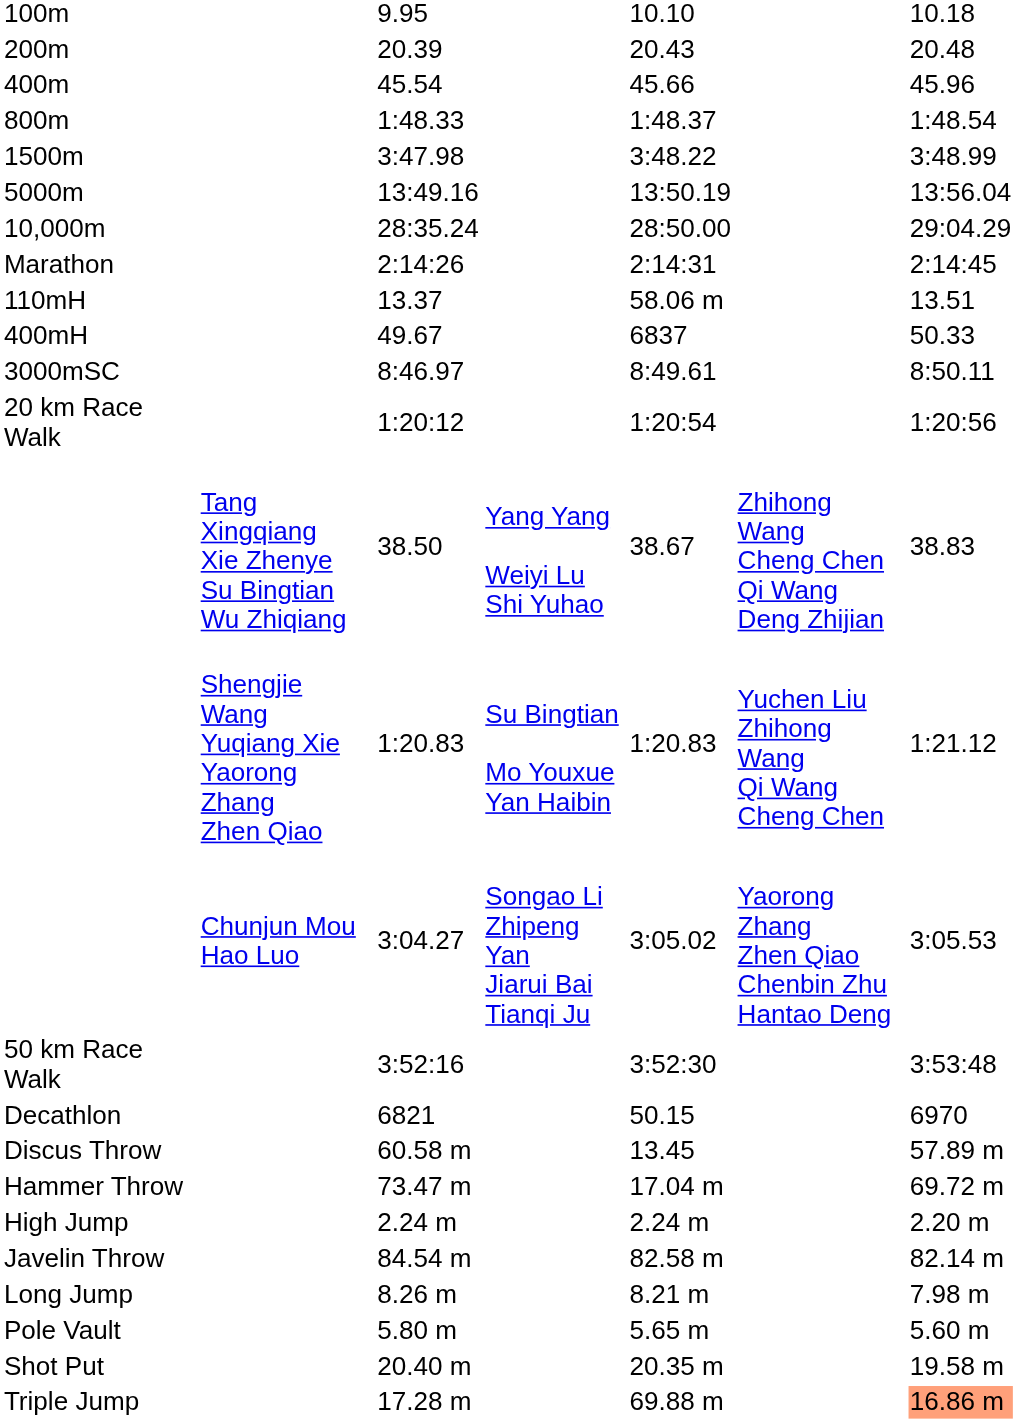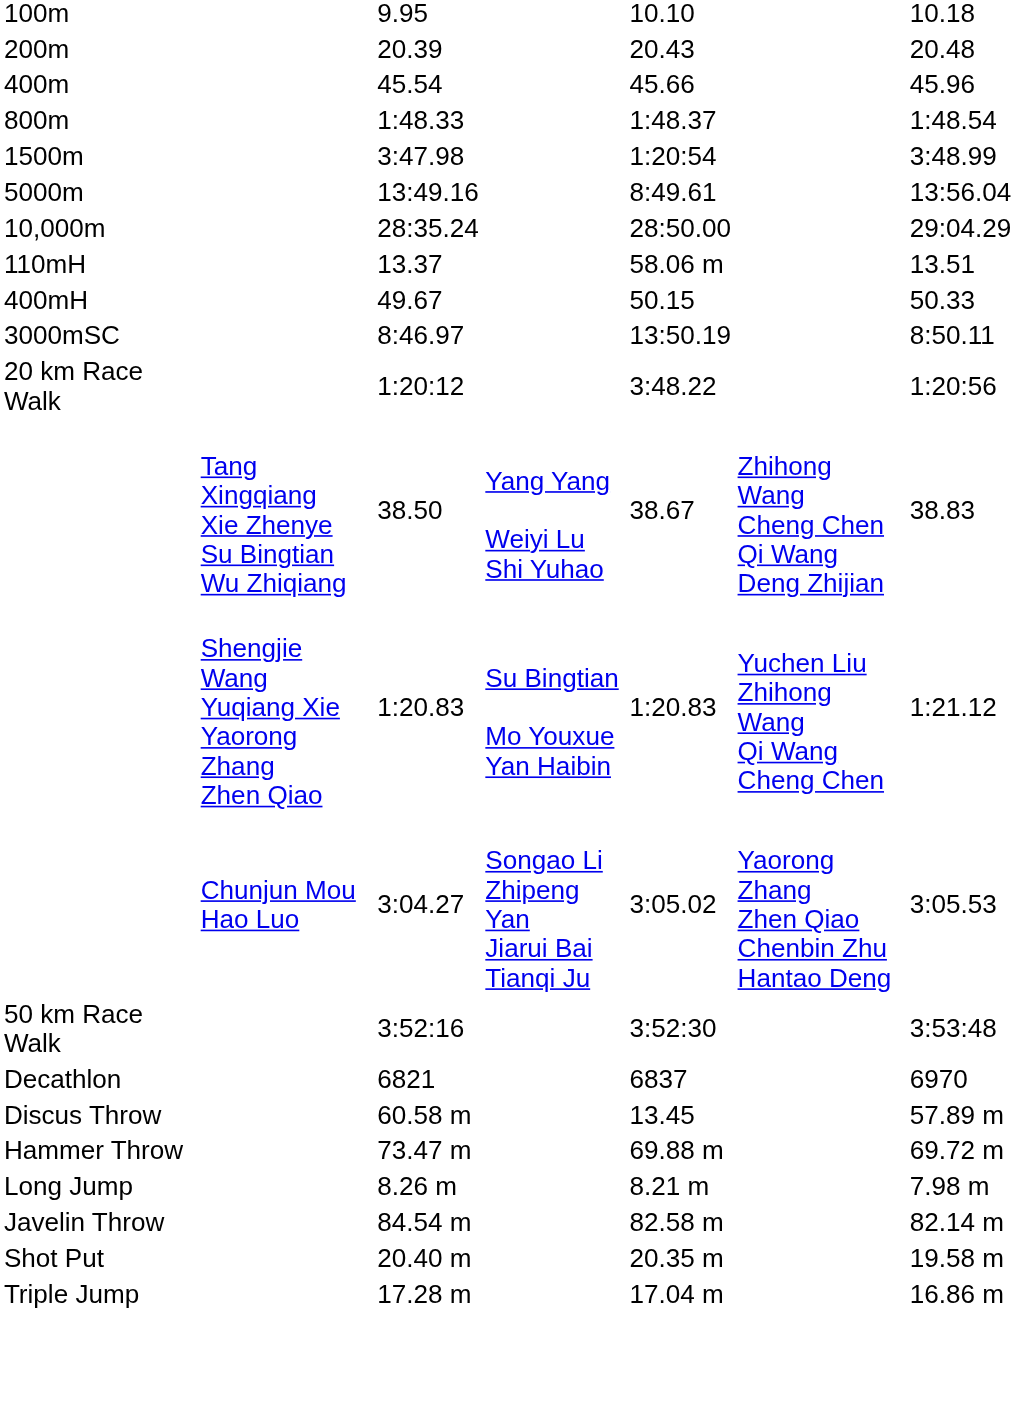(673, 156) 3:48.22 -> (673, 156) 1:20:54
(680, 192) 13:50.19 -> (673, 192) 8:49.61
- row: (59, 264)
(659, 335) 6837 -> (662, 300) 50.15
(673, 371) 8:49.61 -> (680, 335) 13:50.19
(673, 422) 1:20:54 -> (673, 386) 3:48.22
(662, 1115) 50.15 -> (659, 1079) 6837
(677, 1186) 17.04 m -> (677, 1150) 69.88 m
- row: (66, 1222)
rows swapped: (84, 1258) <-> (68, 1294)
- row: (62, 1330)
(677, 1402) 69.88 m -> (677, 1294) 17.04 m
(957, 1402) lightsalmon background -> (957, 1294) no background
